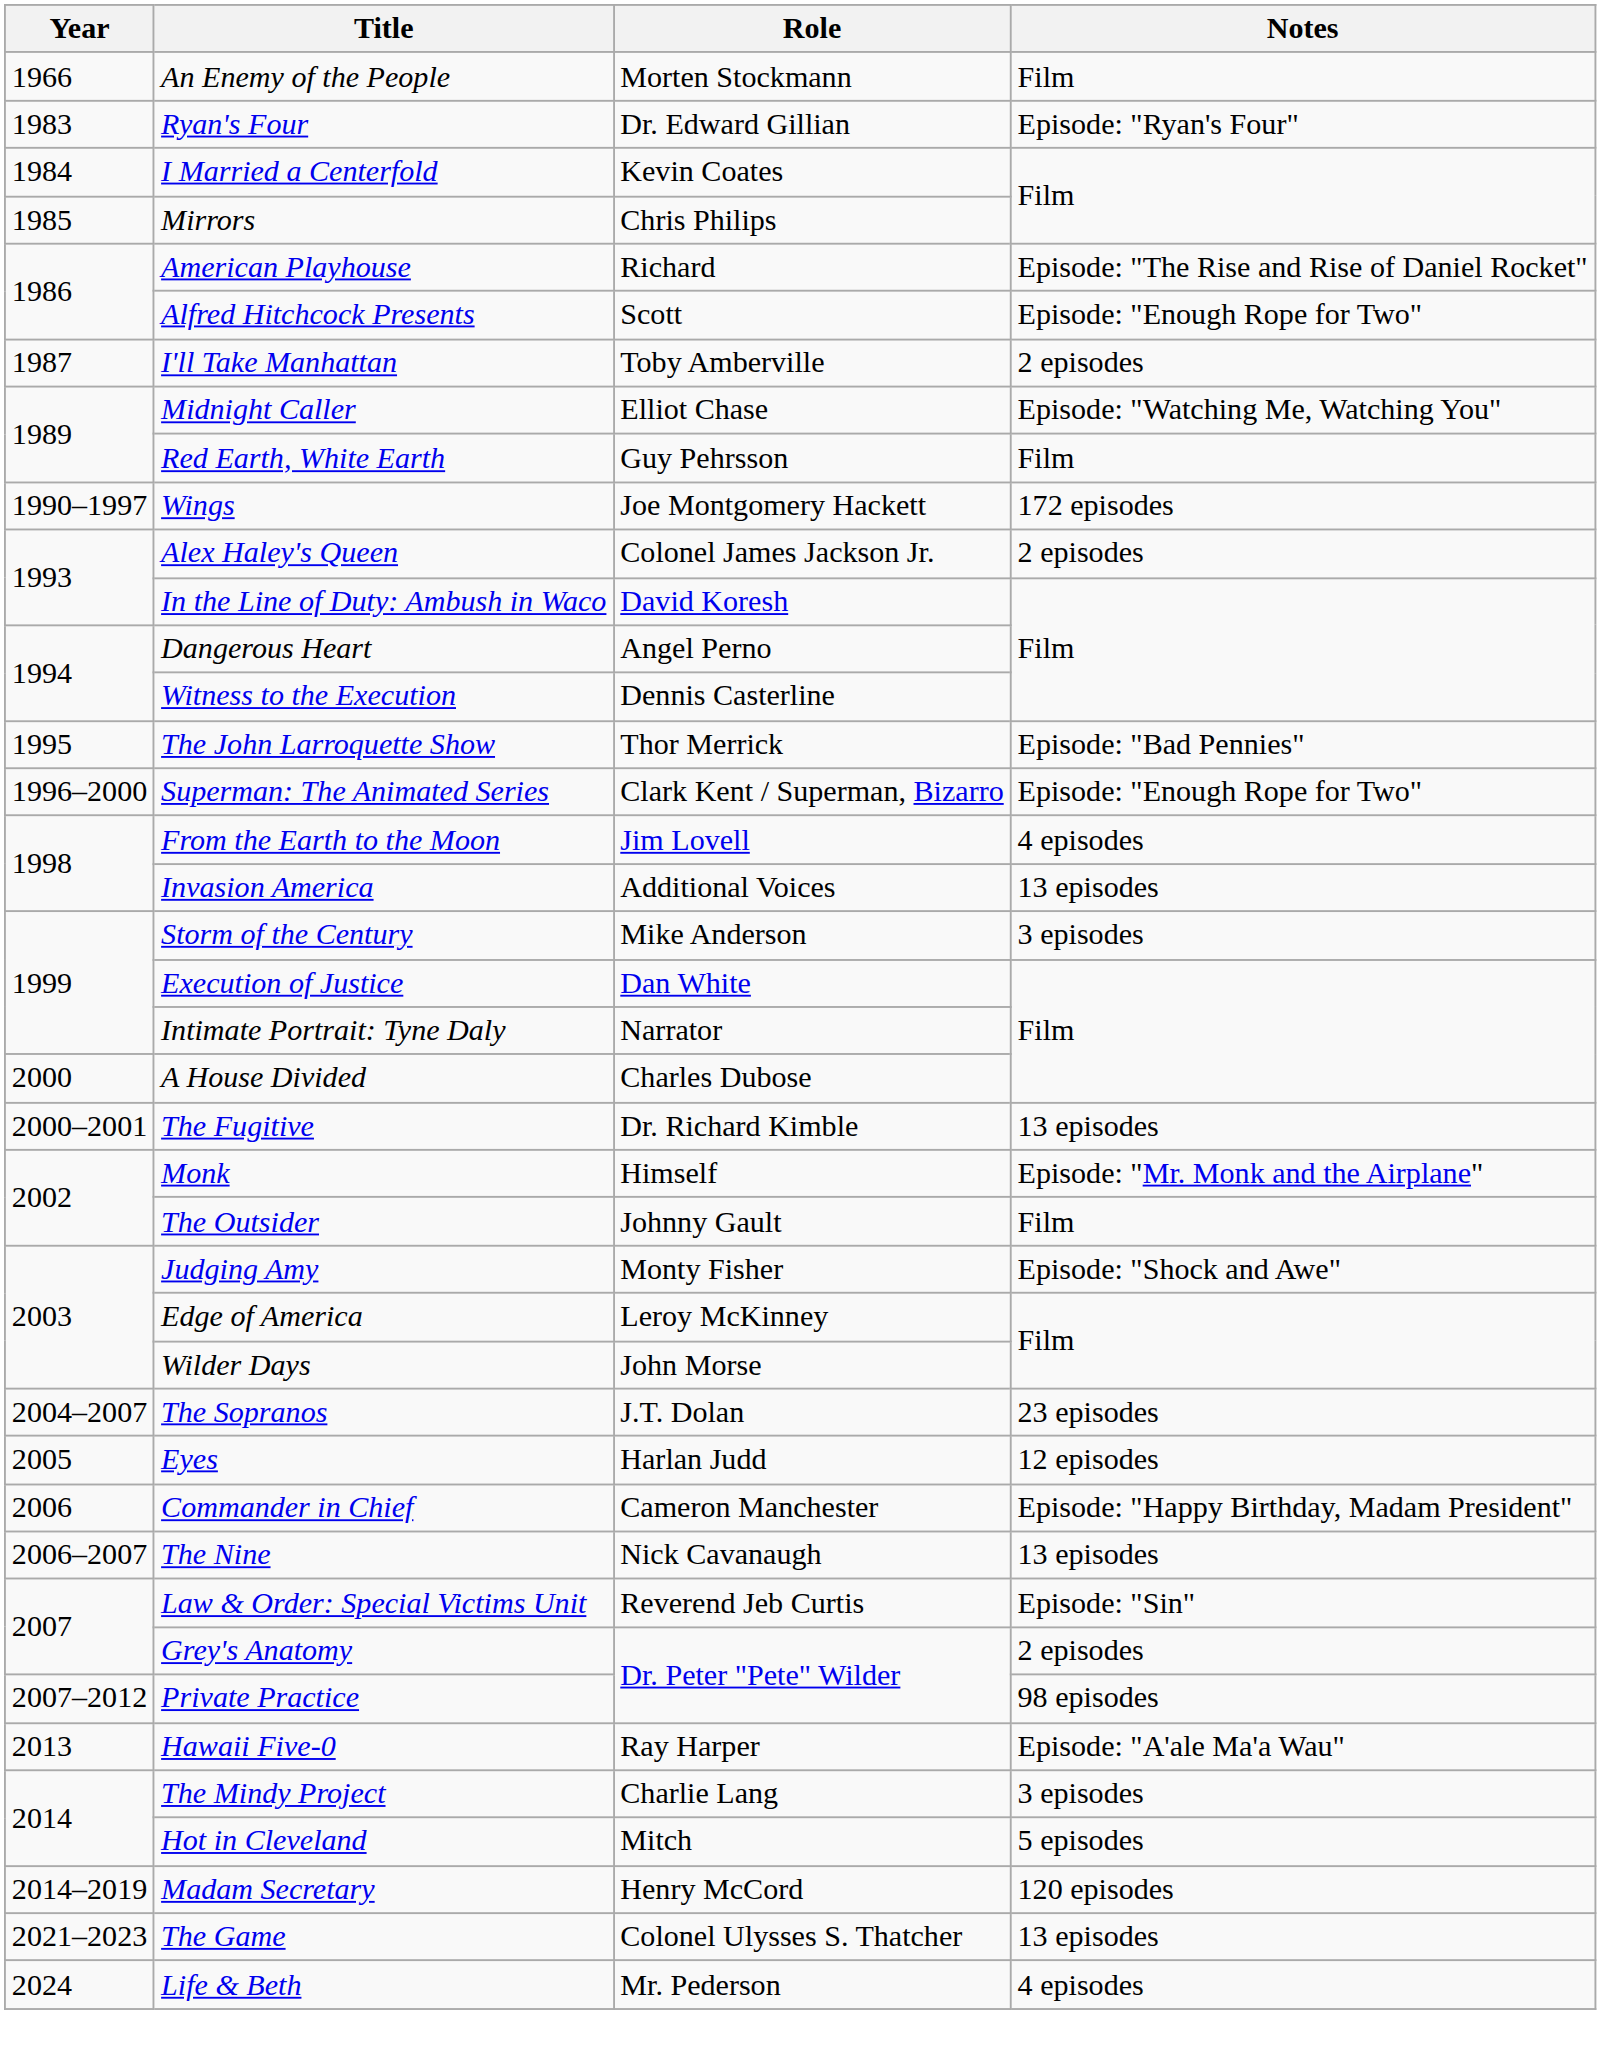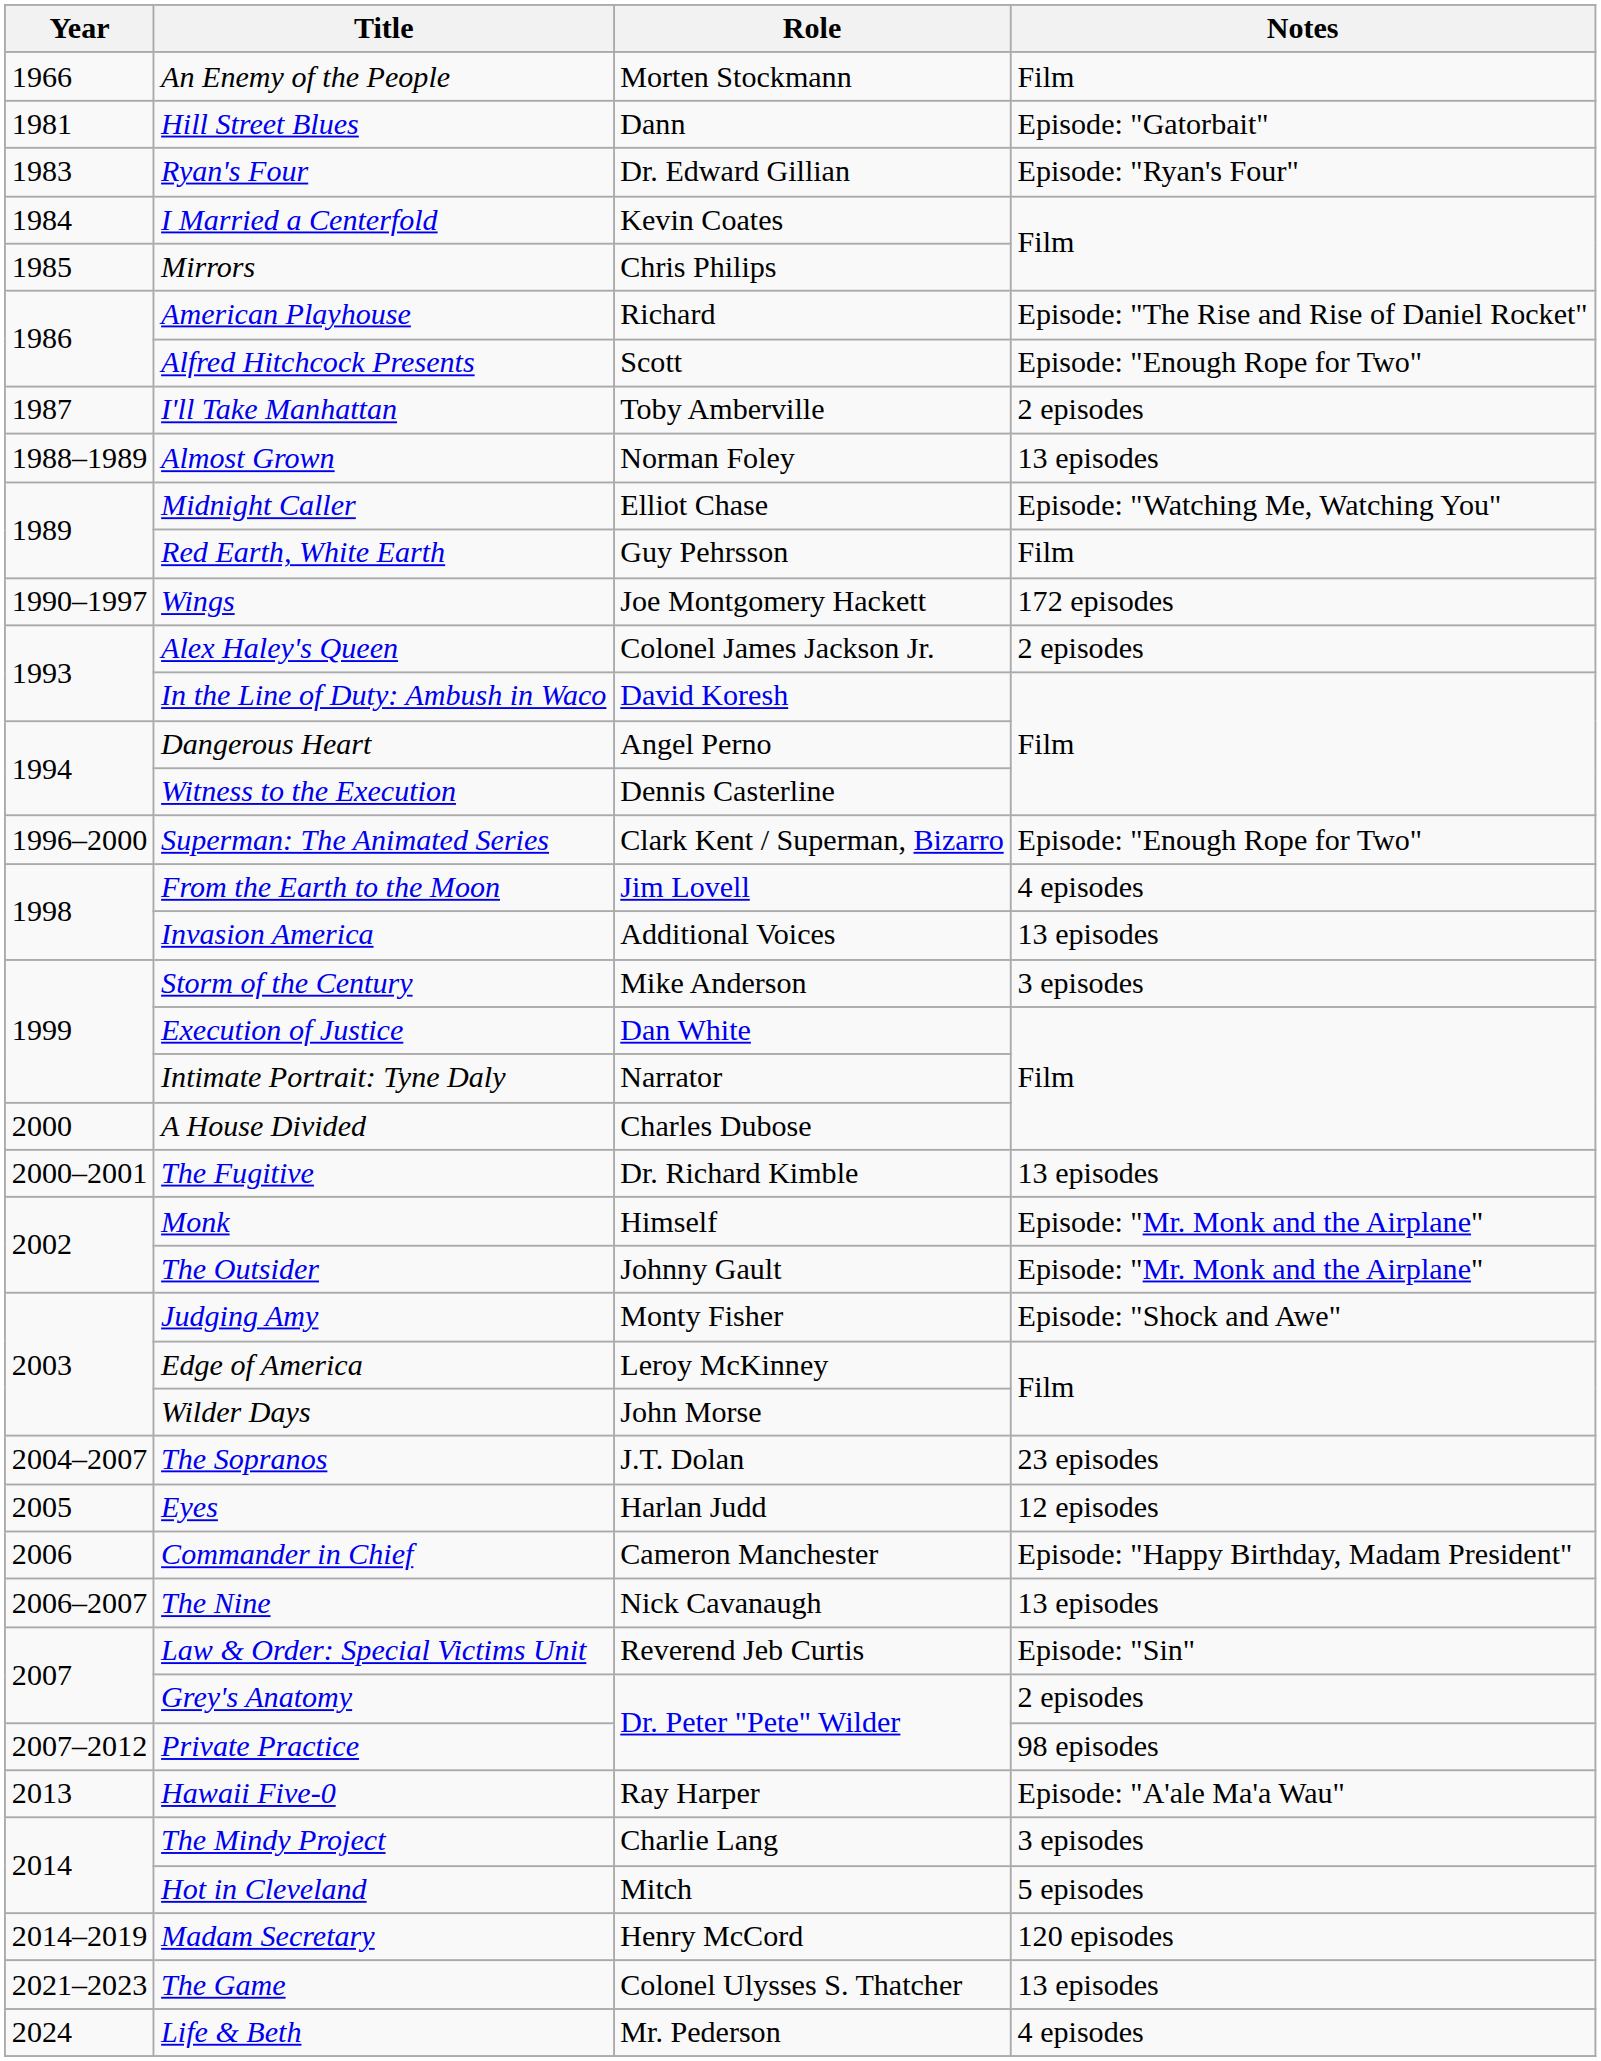+ row: (260, 123)
+ row: (248, 457)
- row: (328, 743)
(1046, 1220) Film -> (1250, 1268) Episode: "Mr. Monk and the Airplane"
